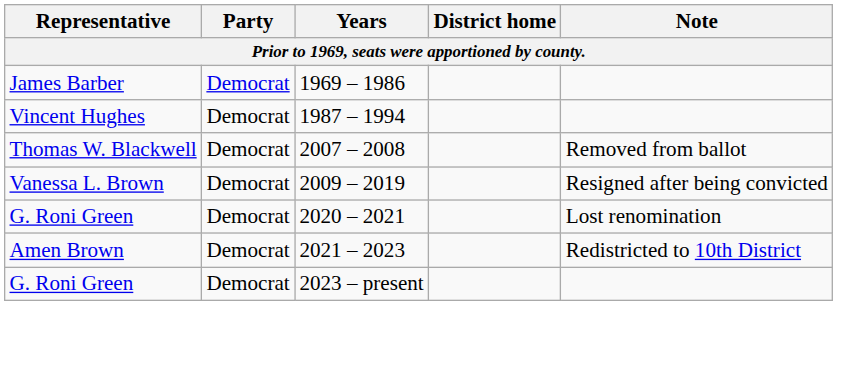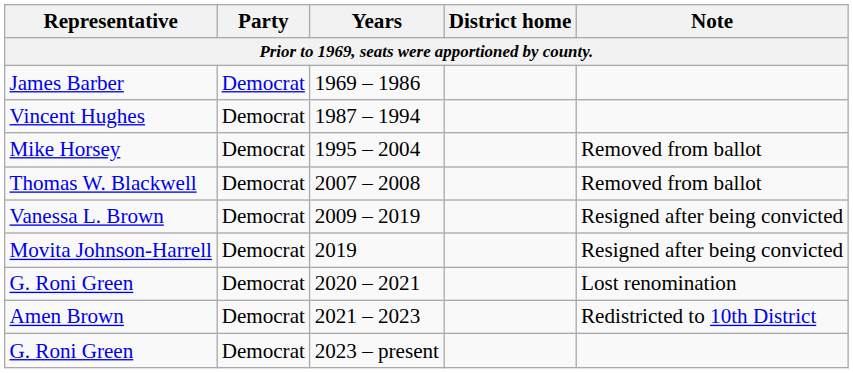+ row: (367, 149)
+ row: (336, 250)
